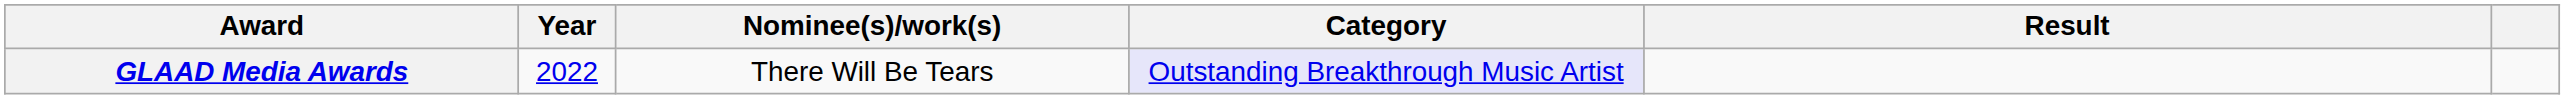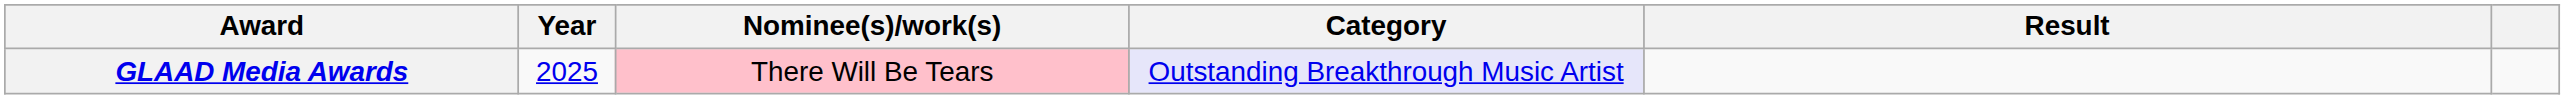(567, 70) 2022 -> (567, 70) 2025
(872, 70) no background -> (872, 70) pink background
